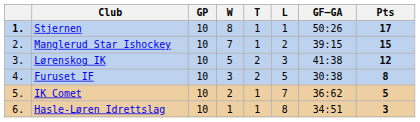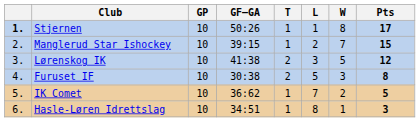columns swapped: (230, 12) <-> (328, 12)
